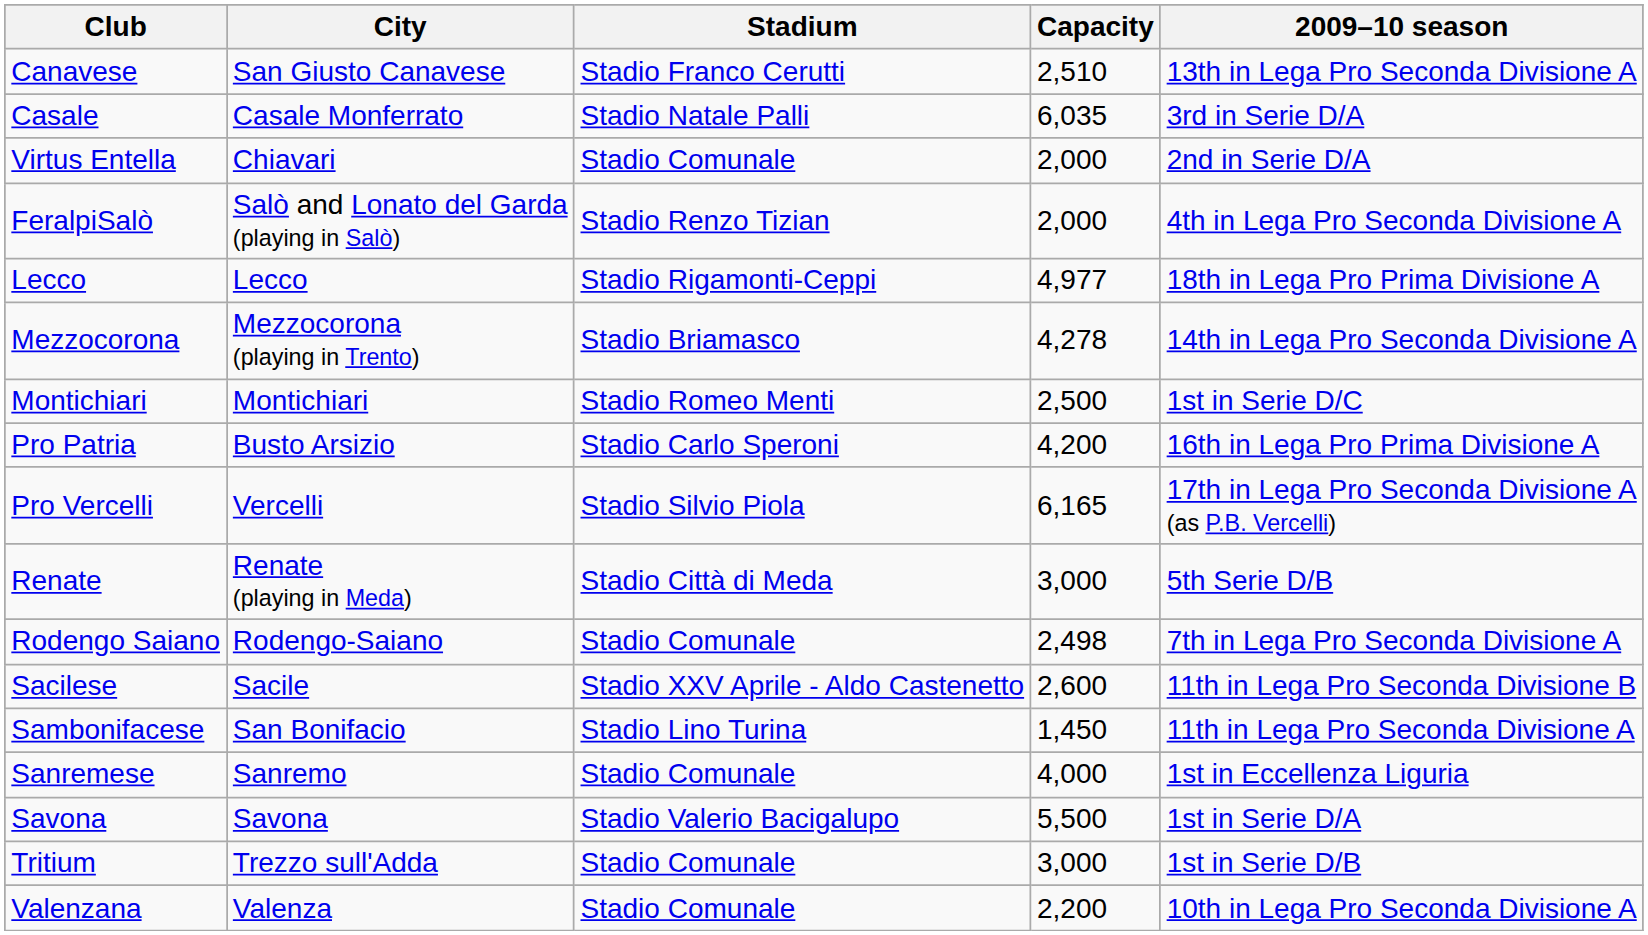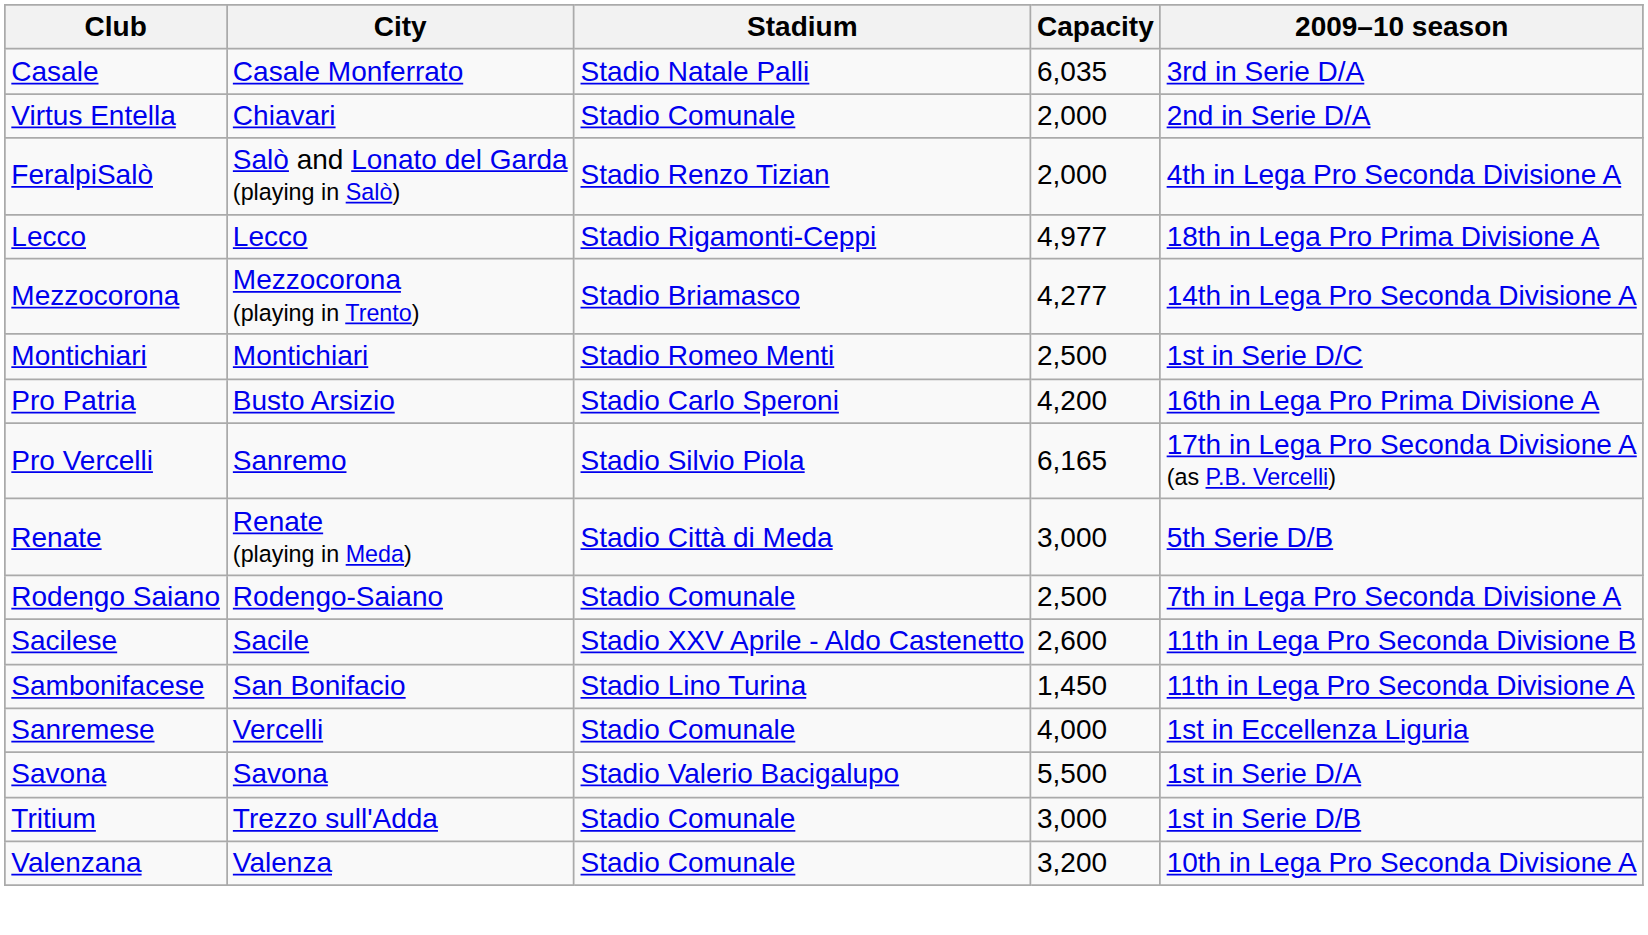- row: (74, 71)
(1072, 340) 4,278 -> (1072, 295) 4,277
(278, 505) Vercelli -> (290, 460) Sanremo
(1072, 641) 2,498 -> (1072, 596) 2,500
(290, 774) Sanremo -> (278, 729) Vercelli
(1072, 907) 2,200 -> (1072, 863) 3,200
